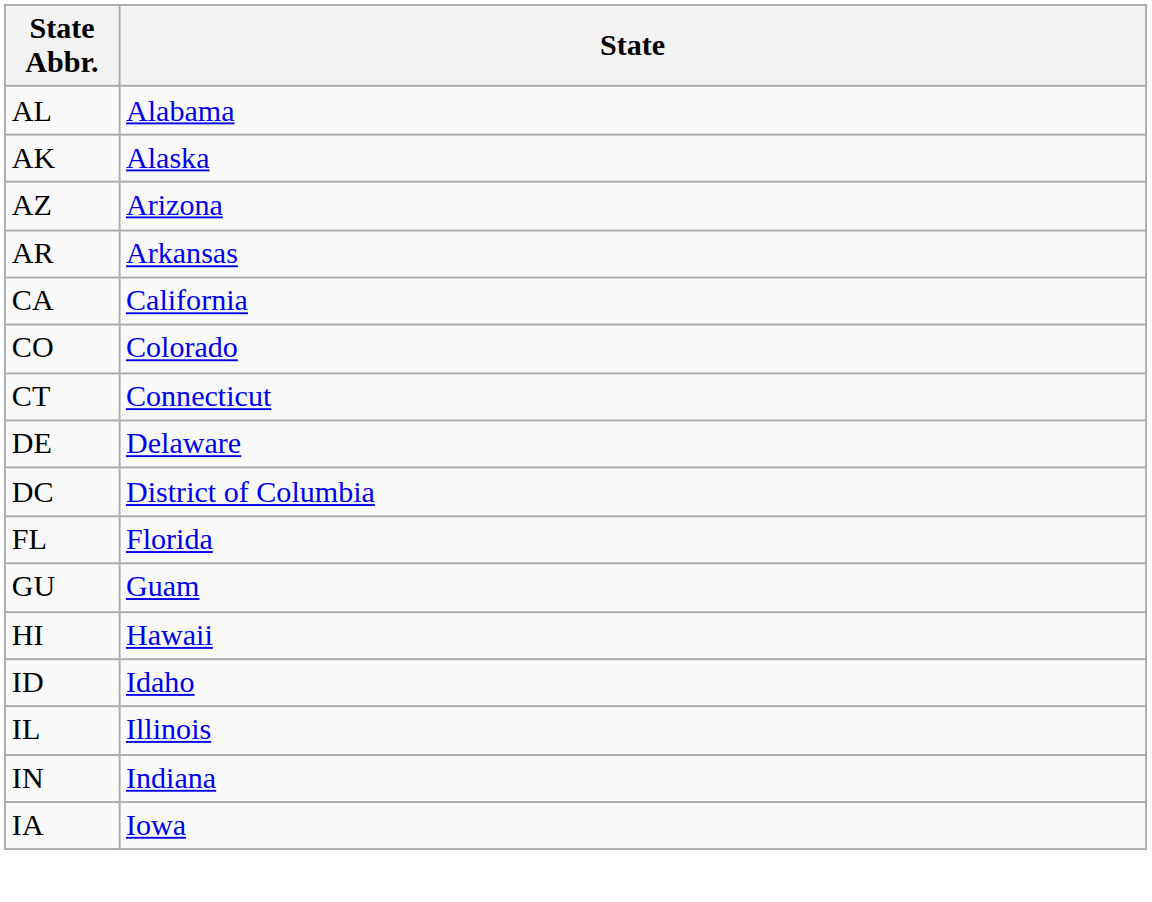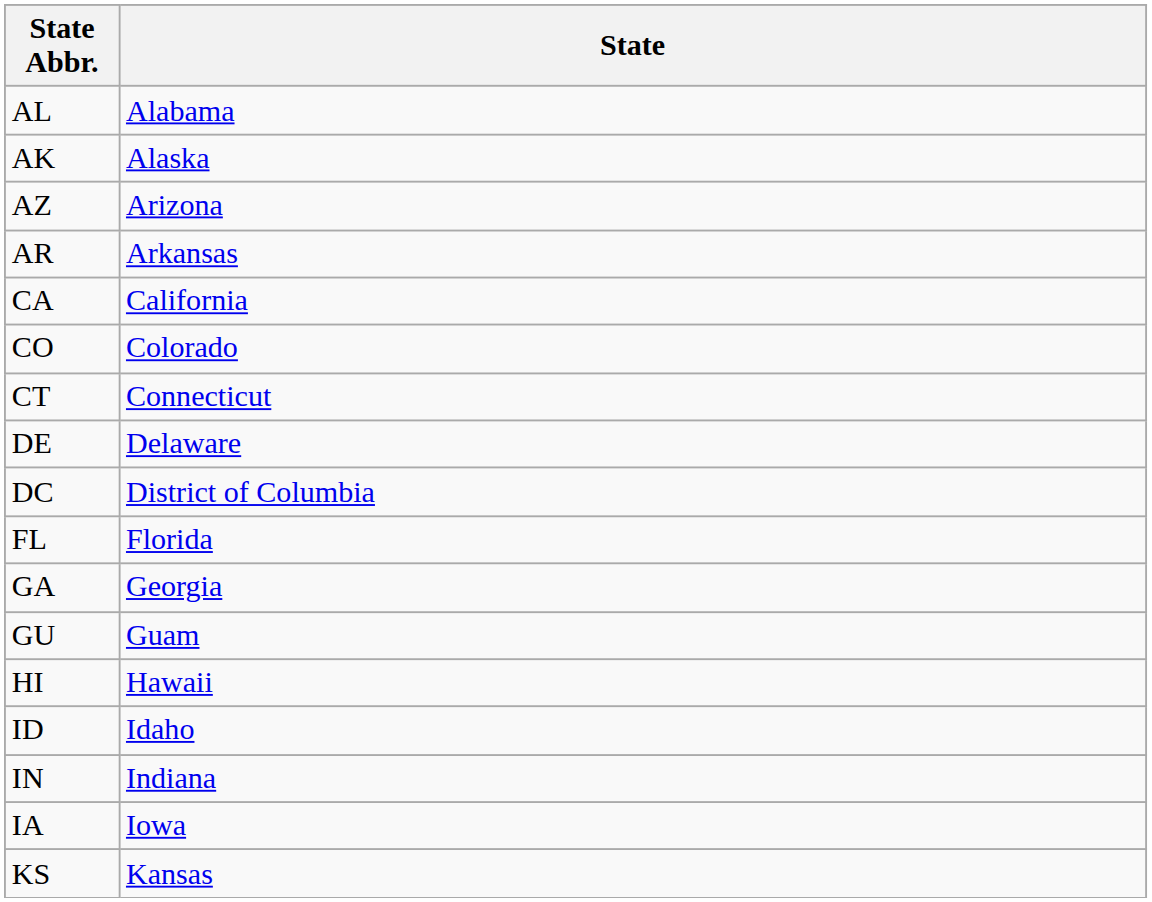+ row: (34, 586)
- row: (26, 730)
+ row: (31, 873)
